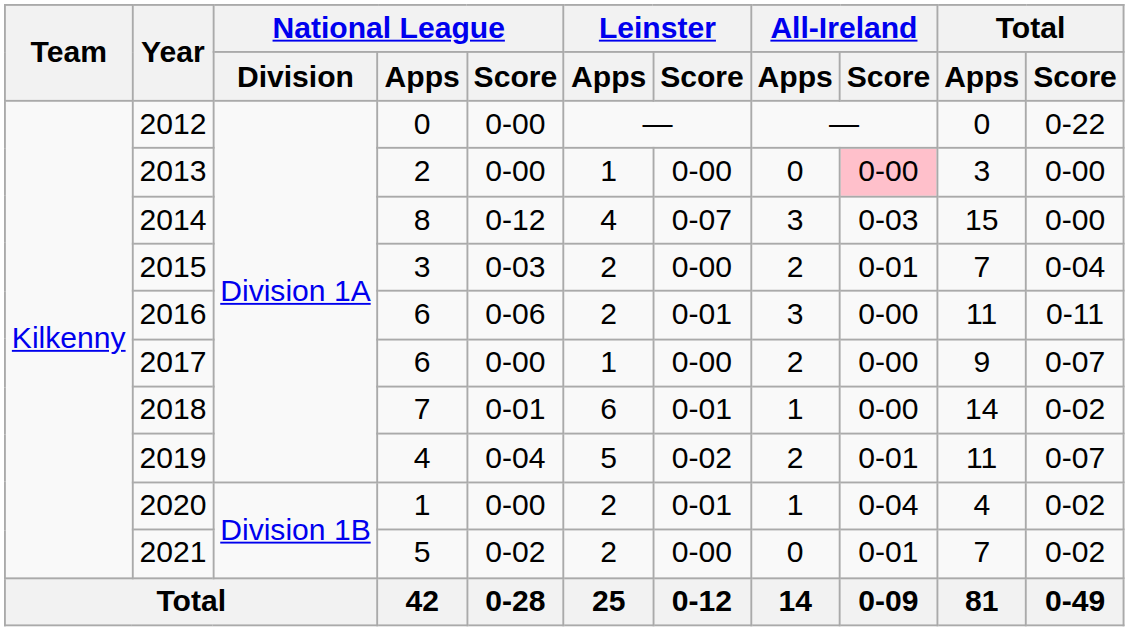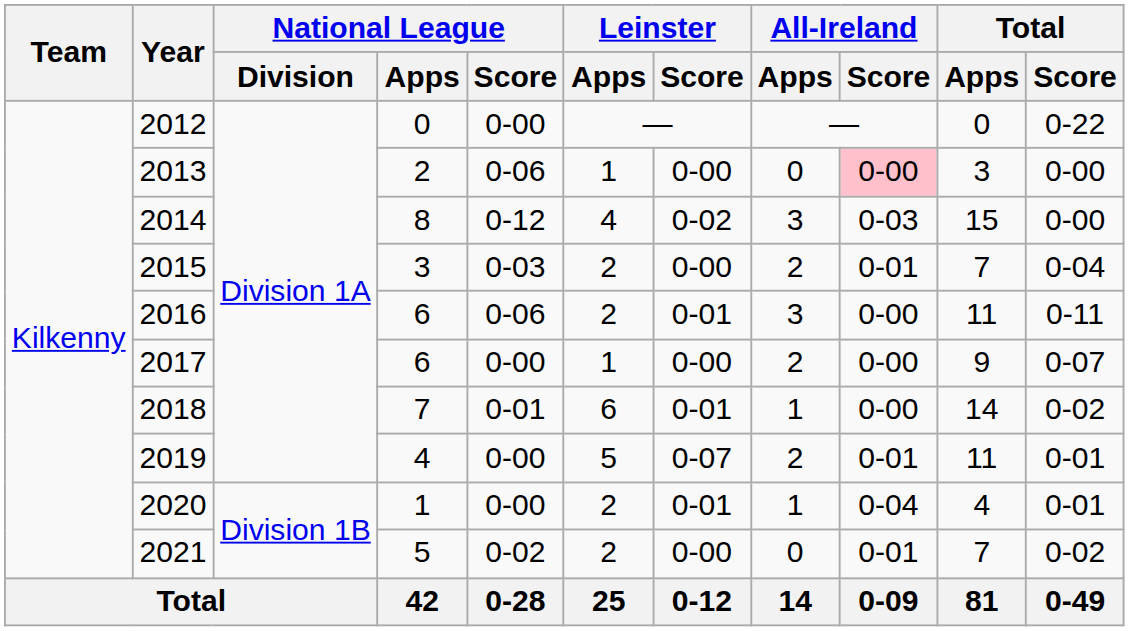(515, 171) 0-00 -> (515, 171) 0-06
(702, 219) 0-07 -> (702, 219) 0-02
(515, 457) 0-04 -> (515, 457) 0-00
(702, 457) 0-02 -> (702, 457) 0-07
(1075, 457) 0-07 -> (1075, 457) 0-01
(1075, 505) 0-02 -> (1075, 505) 0-01
